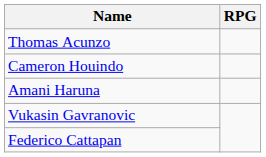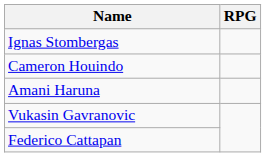- row: (59, 41)
+ row: (63, 41)
